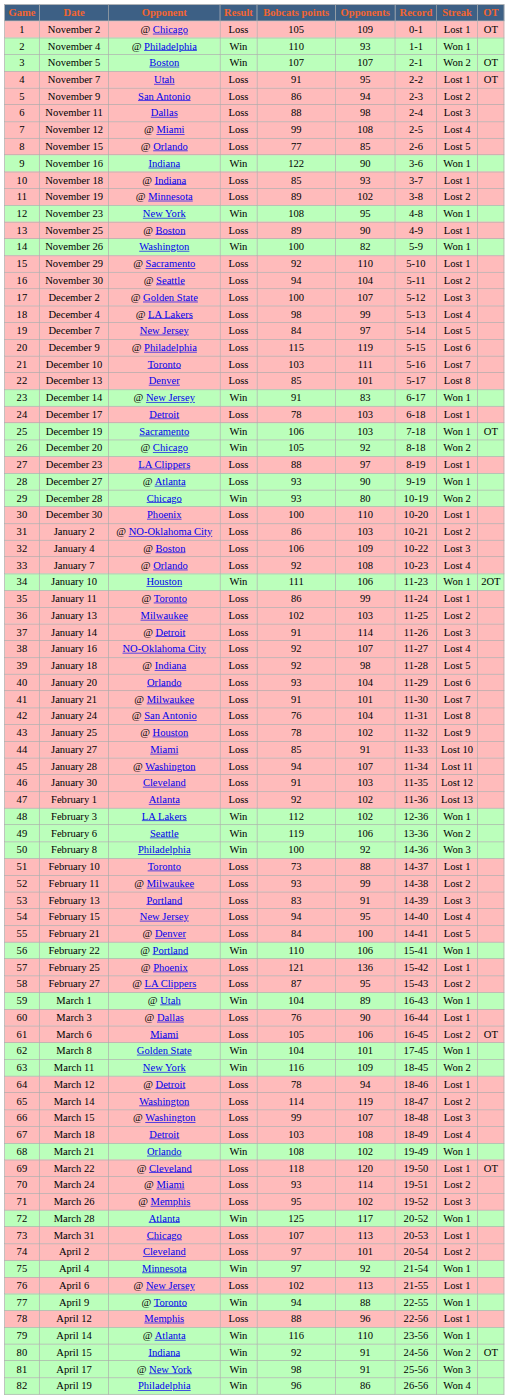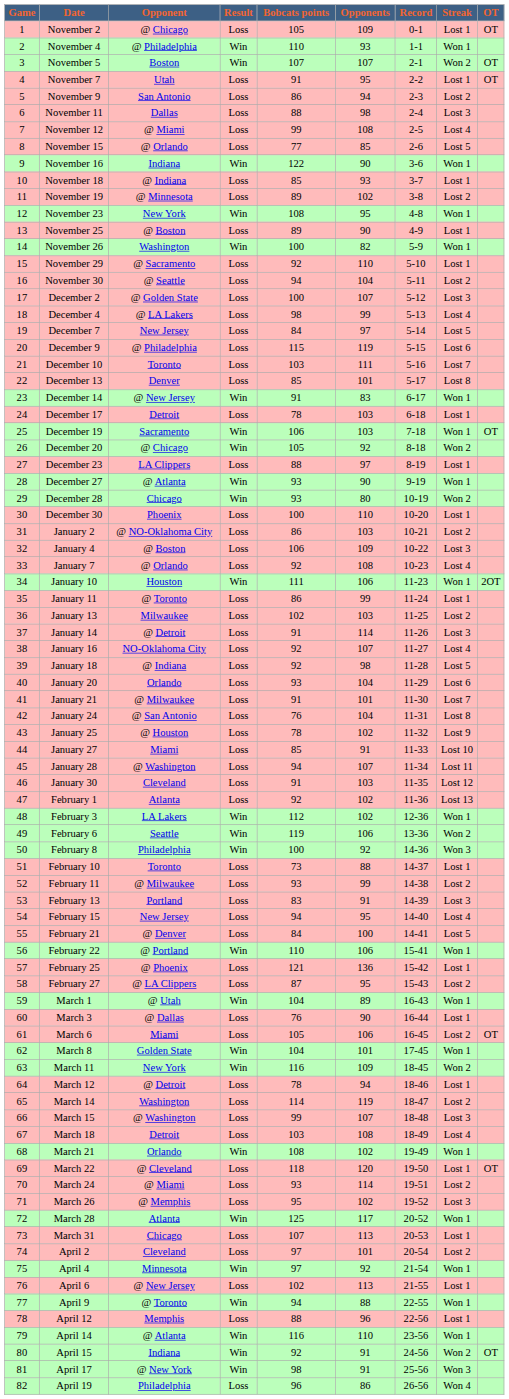(239, 481) Loss -> (238, 481) Win
(238, 1386) Win -> (239, 1386) Loss
